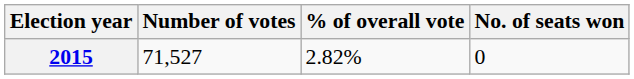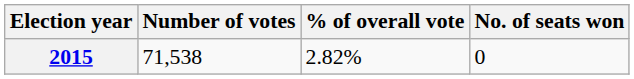(172, 56) 71,527 -> (172, 56) 71,538
